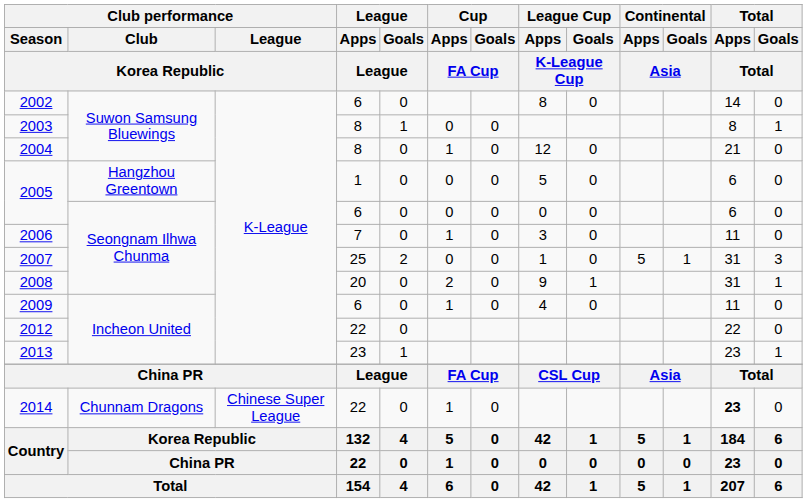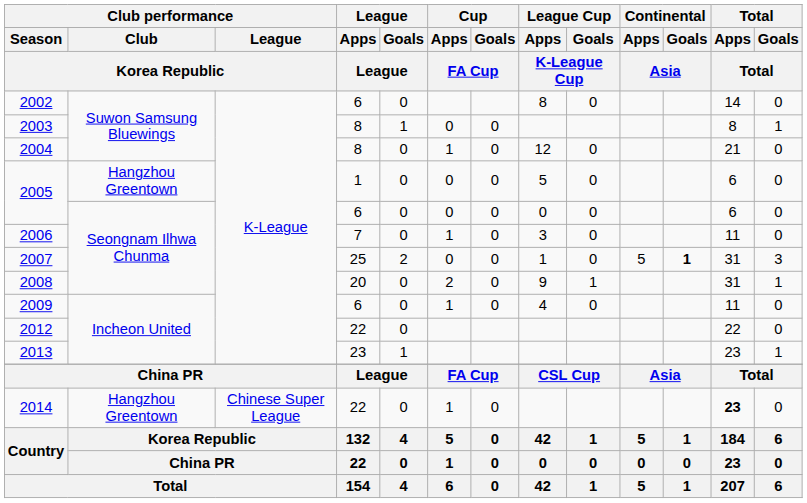(687, 259) normal -> (687, 259) bold
(141, 407) Chunnam Dragons -> (141, 407) Hangzhou Greentown
